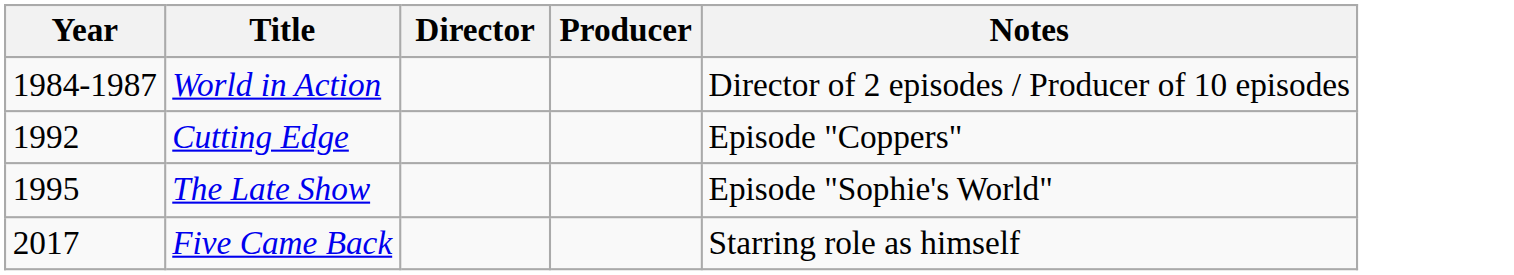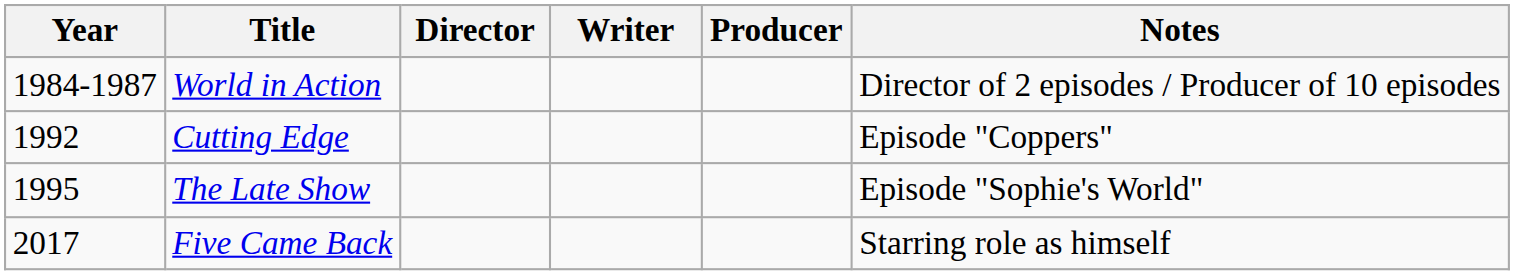+ column: (626, 30)
